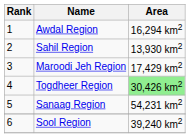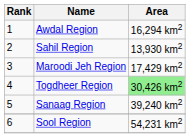(157, 104) 54,231 km2 -> (157, 104) 39,240 km2
(157, 123) 39,240 km2 -> (157, 123) 54,231 km2
